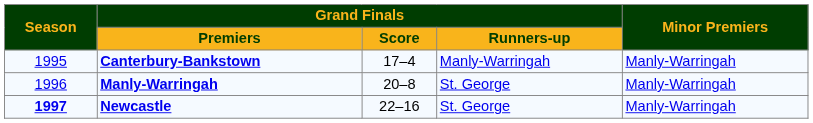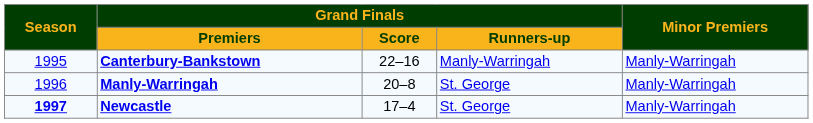(399, 61) 17–4 -> (399, 61) 22–16
(399, 106) 22–16 -> (399, 106) 17–4
